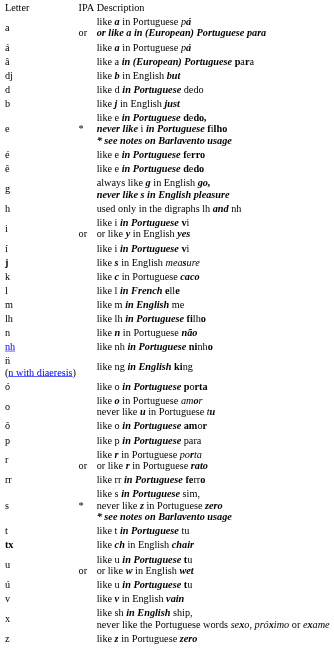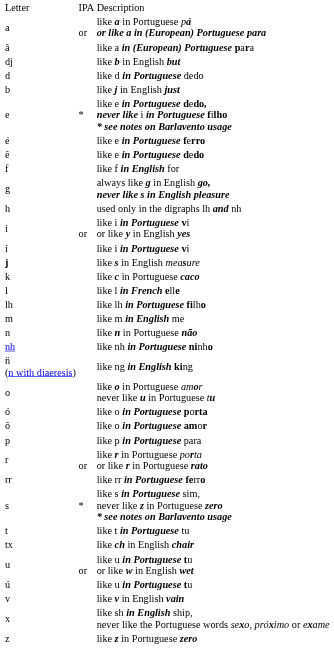- row: (144, 47)
+ row: (138, 169)
rows swapped: (151, 318) <-> (141, 304)
rows swapped: (156, 406) <-> (152, 386)
(9, 545) bold -> (9, 545) normal
